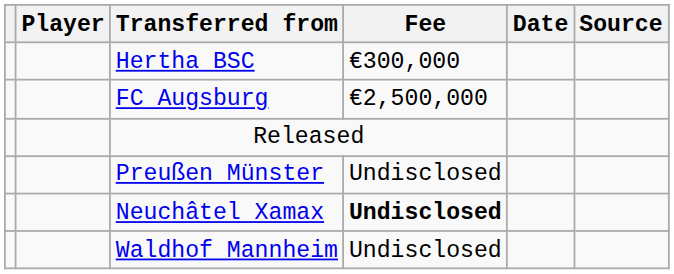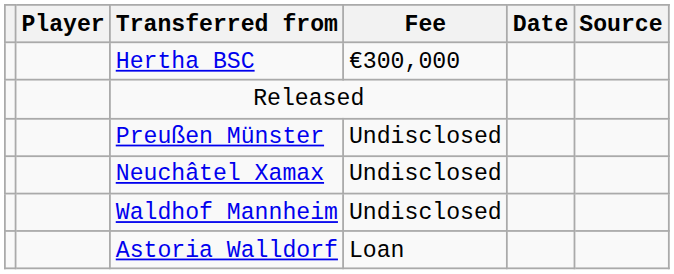- row: (192, 99)
(425, 212) bold -> (425, 175) normal
+ row: (227, 250)
